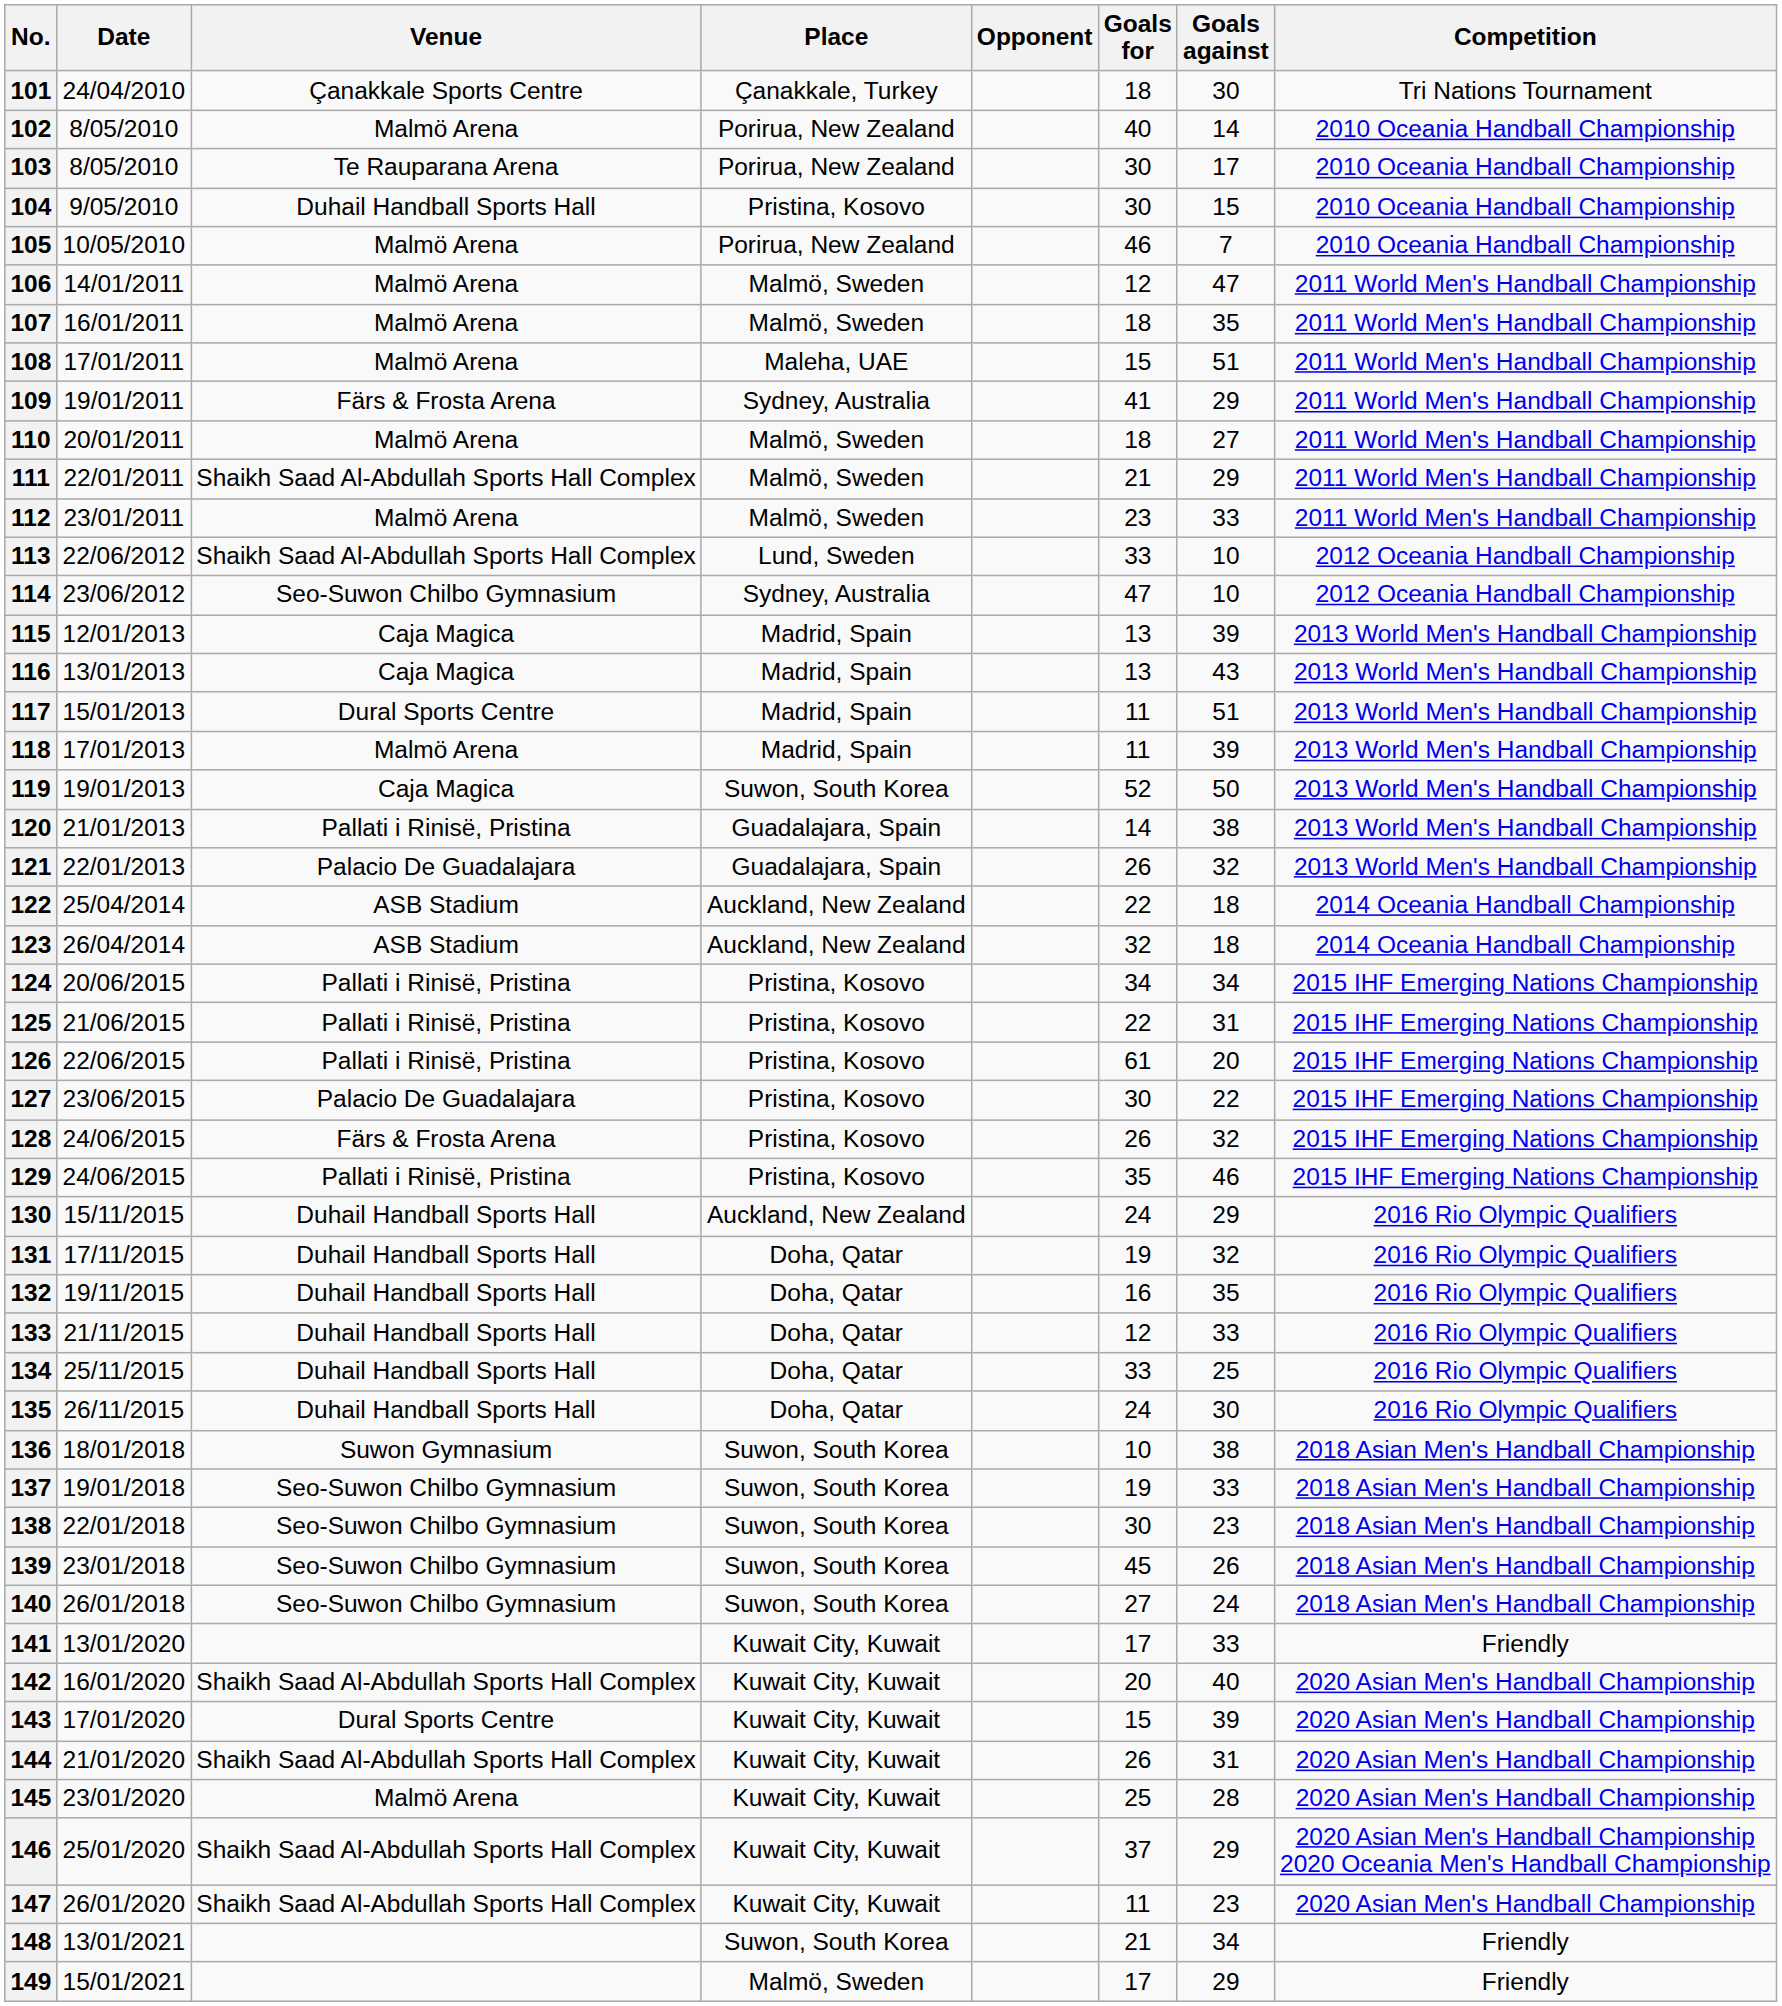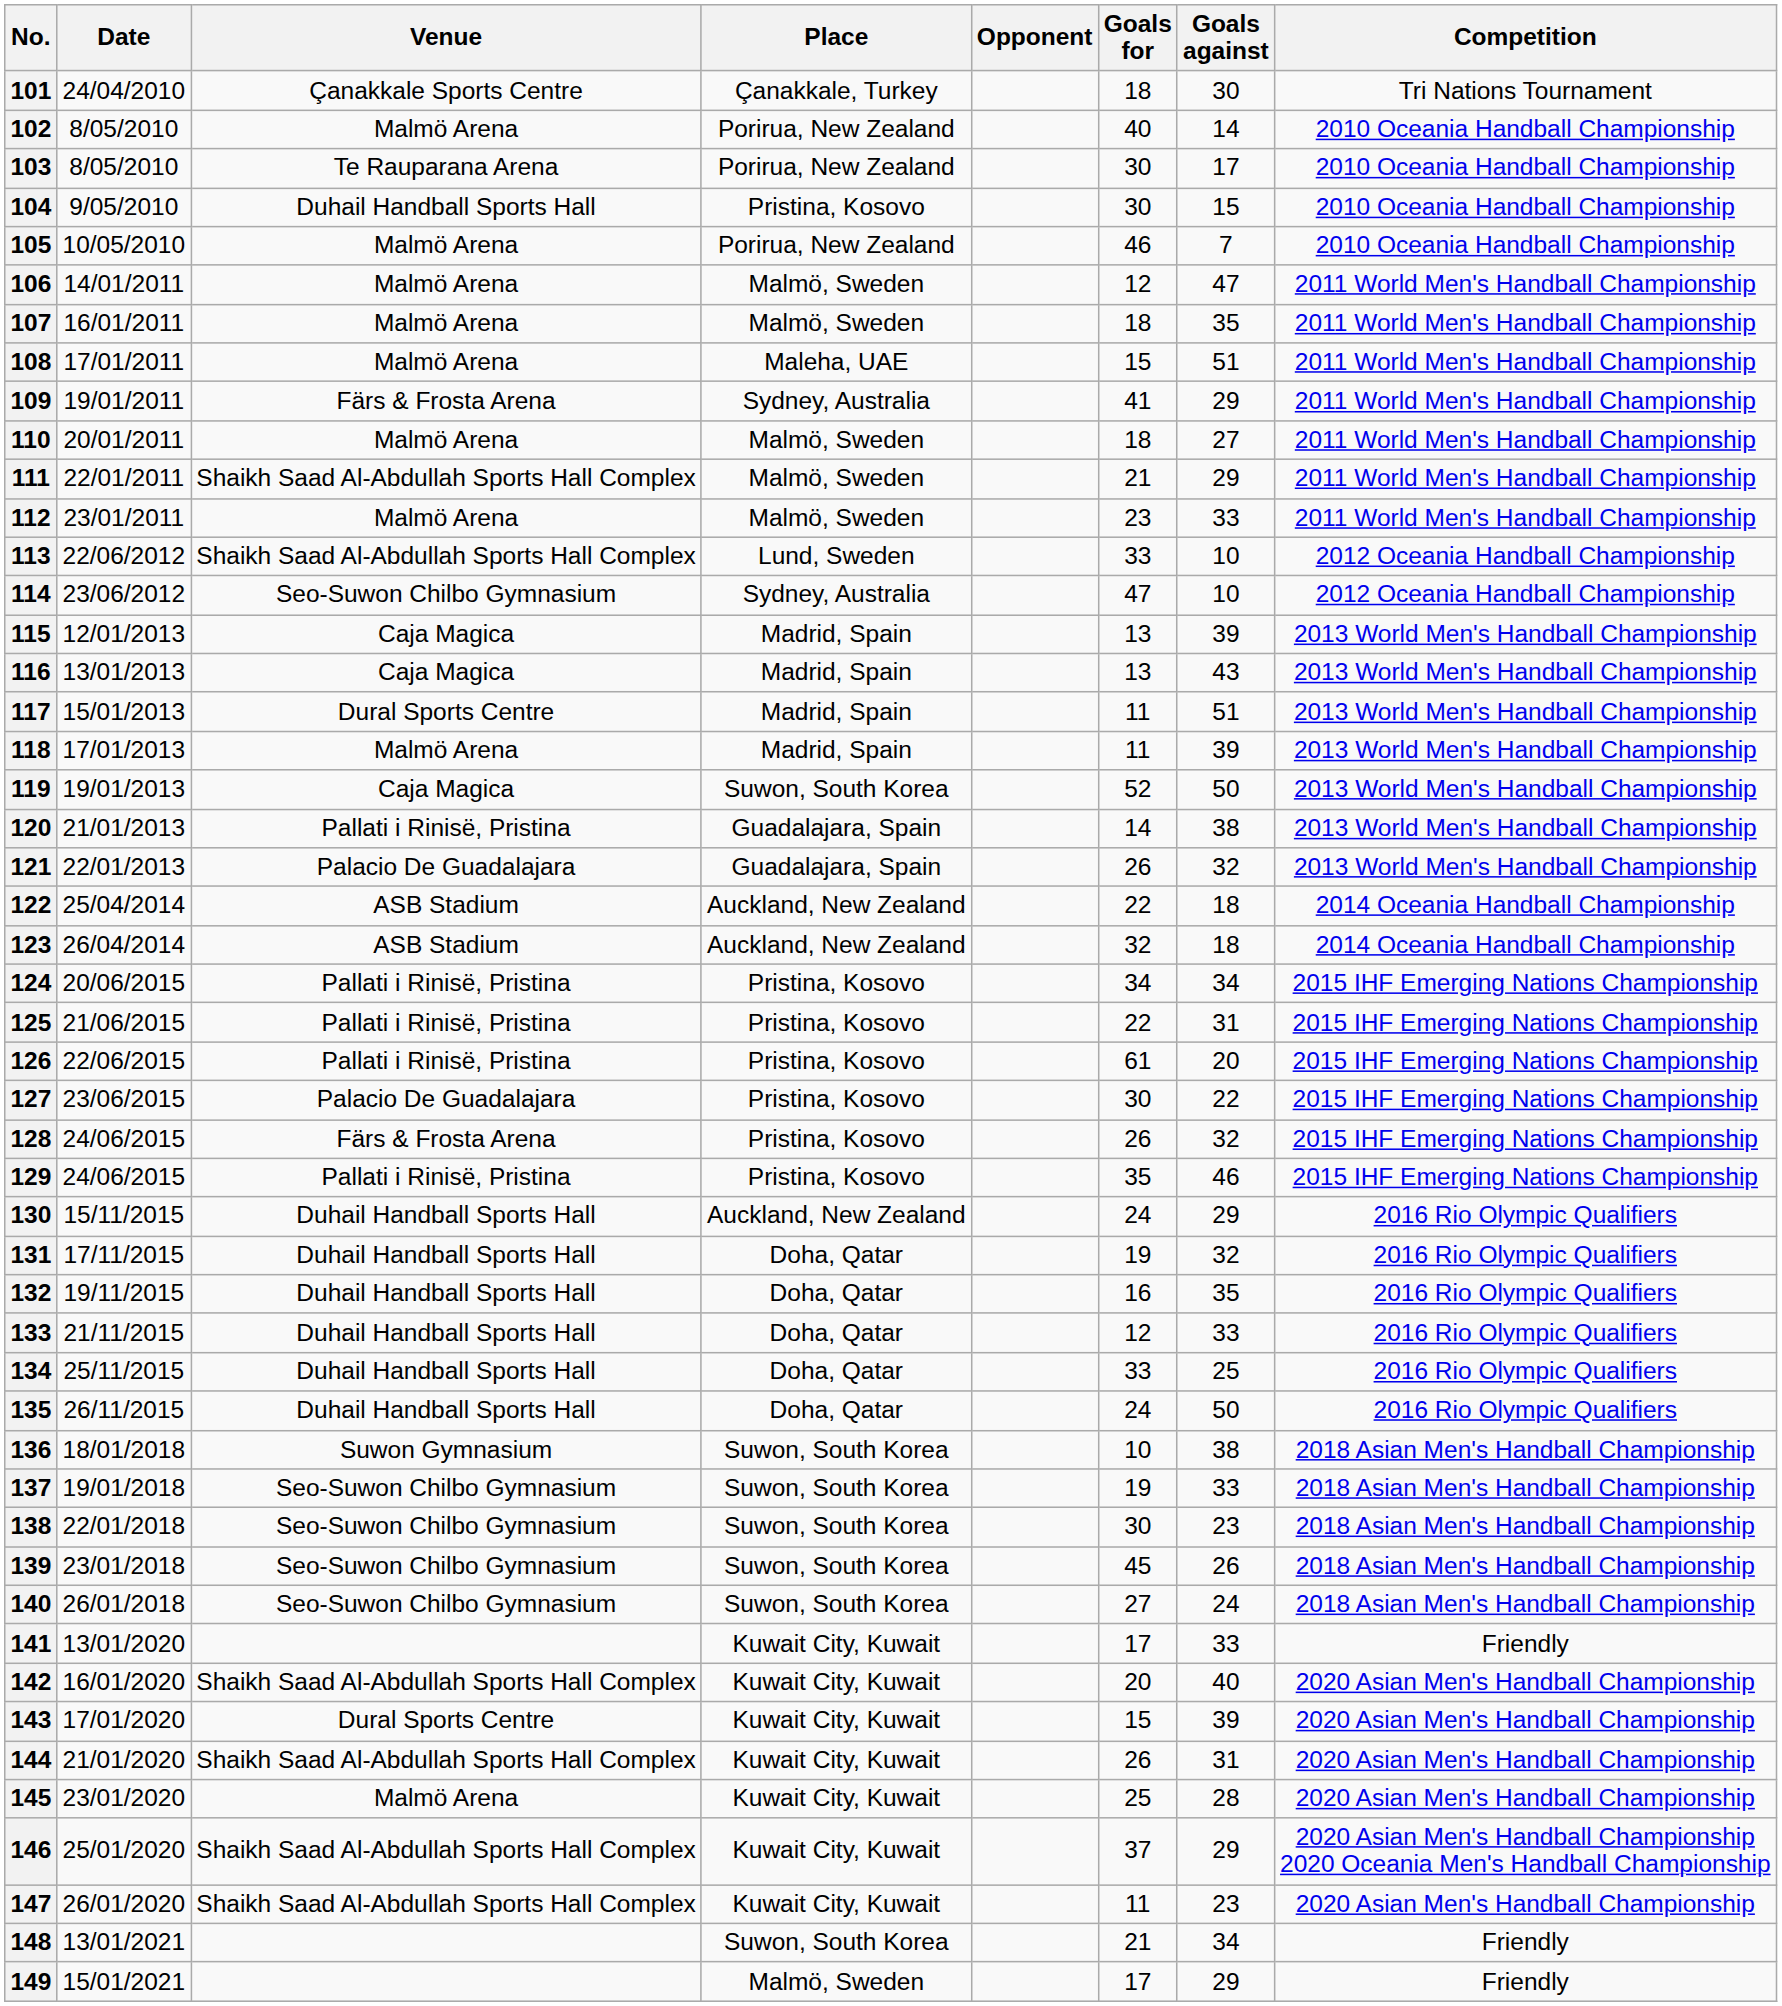(1226, 1410) 30 -> (1226, 1410) 50
